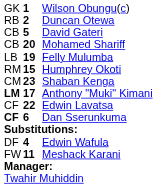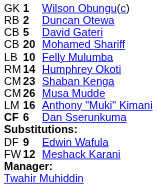(29, 57) 19 -> (29, 57) 10
(29, 69) 15 -> (29, 69) 14
+ row: (74, 93)
(12, 93) bold -> (12, 105) normal
(29, 93) 17 -> (29, 105) 16
- row: (78, 105)
(26, 142) 4 -> (26, 142) 9
(29, 154) 11 -> (29, 154) 12
